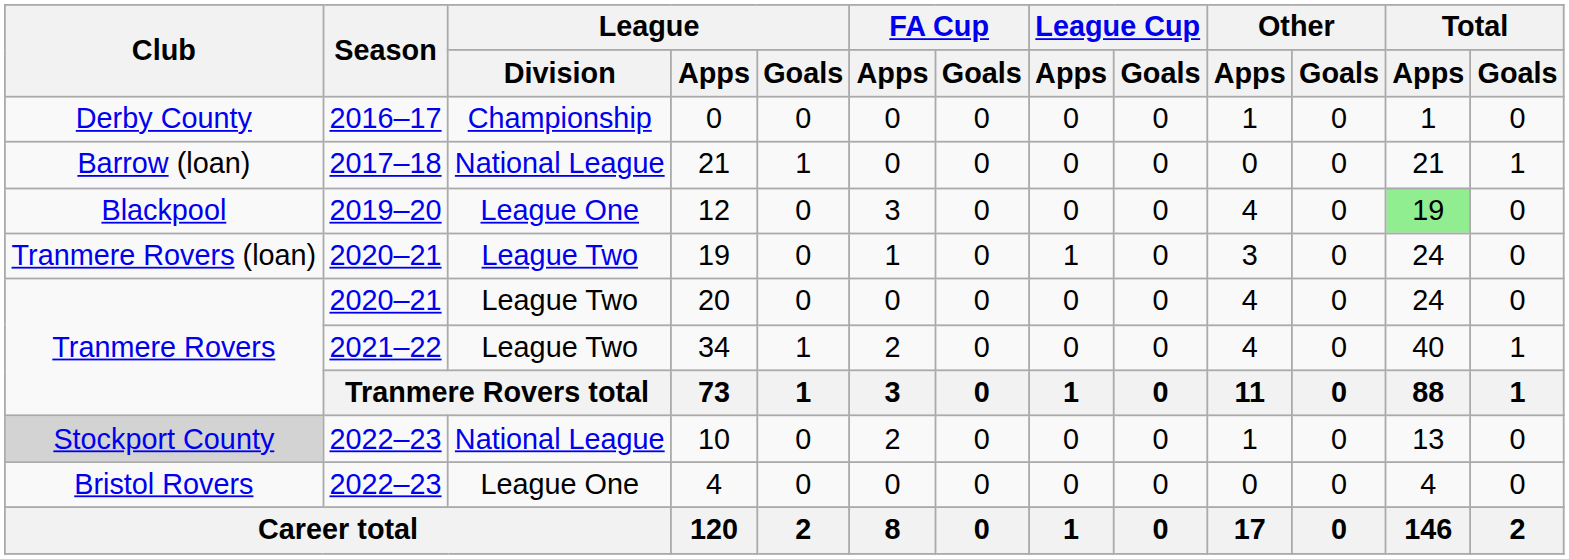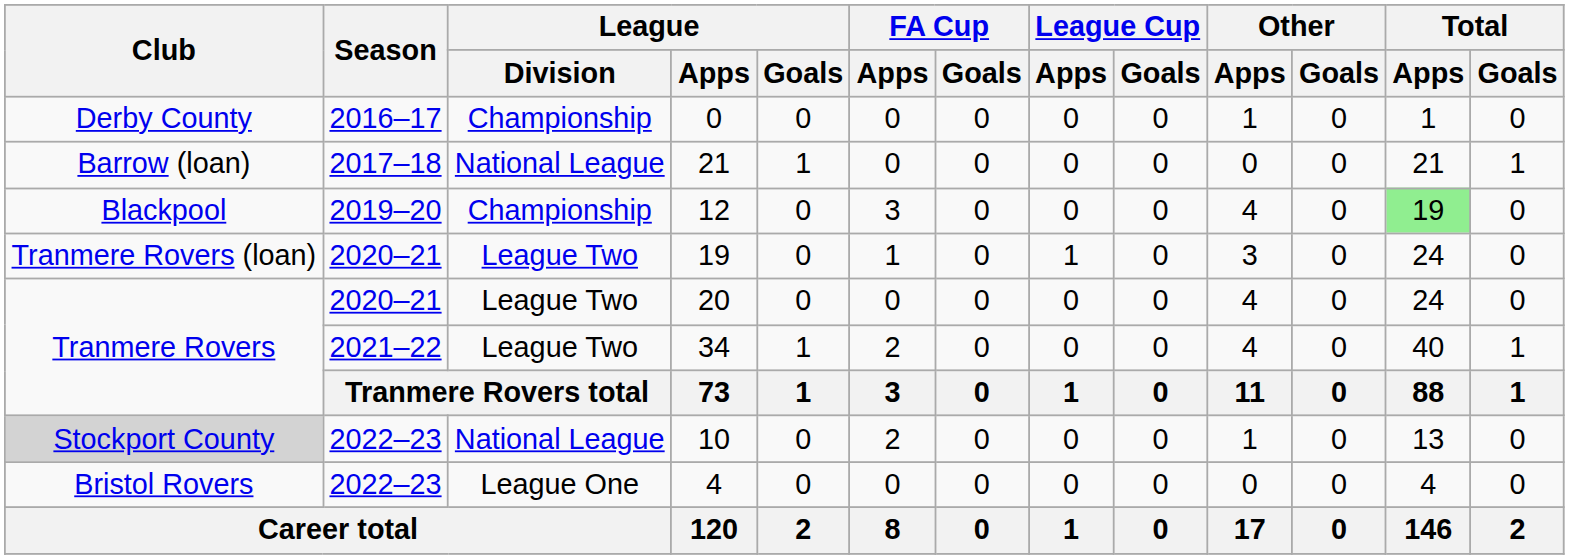(560, 210) League One -> (560, 210) Championship
